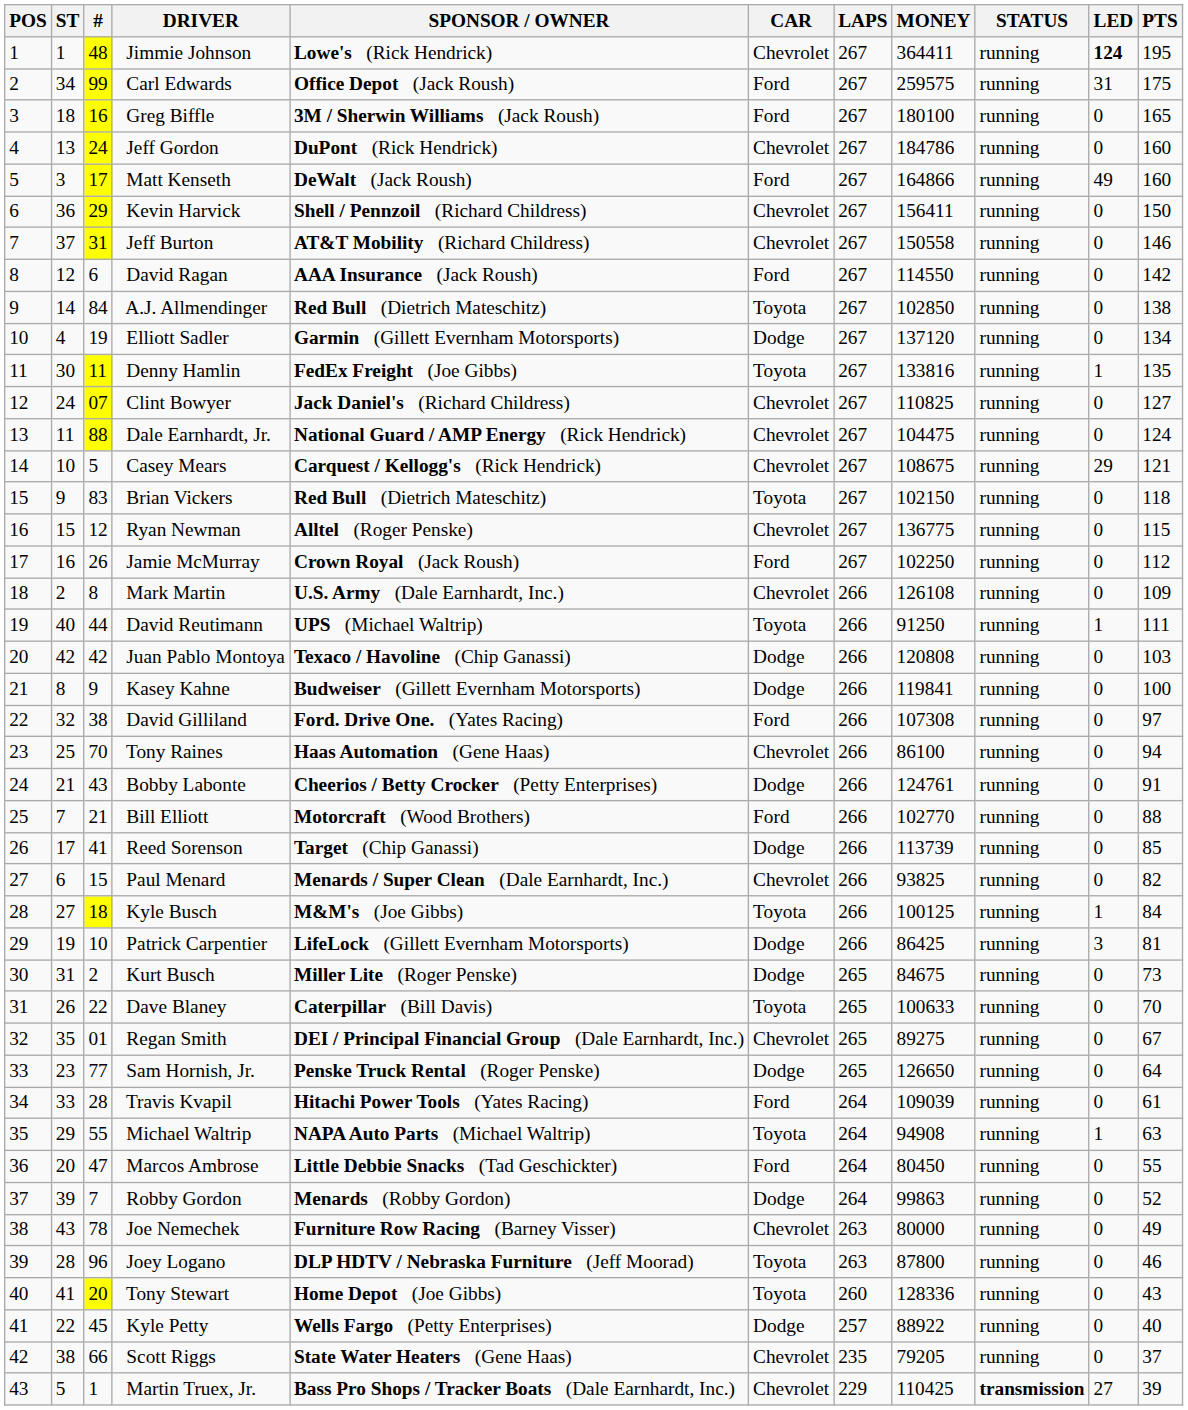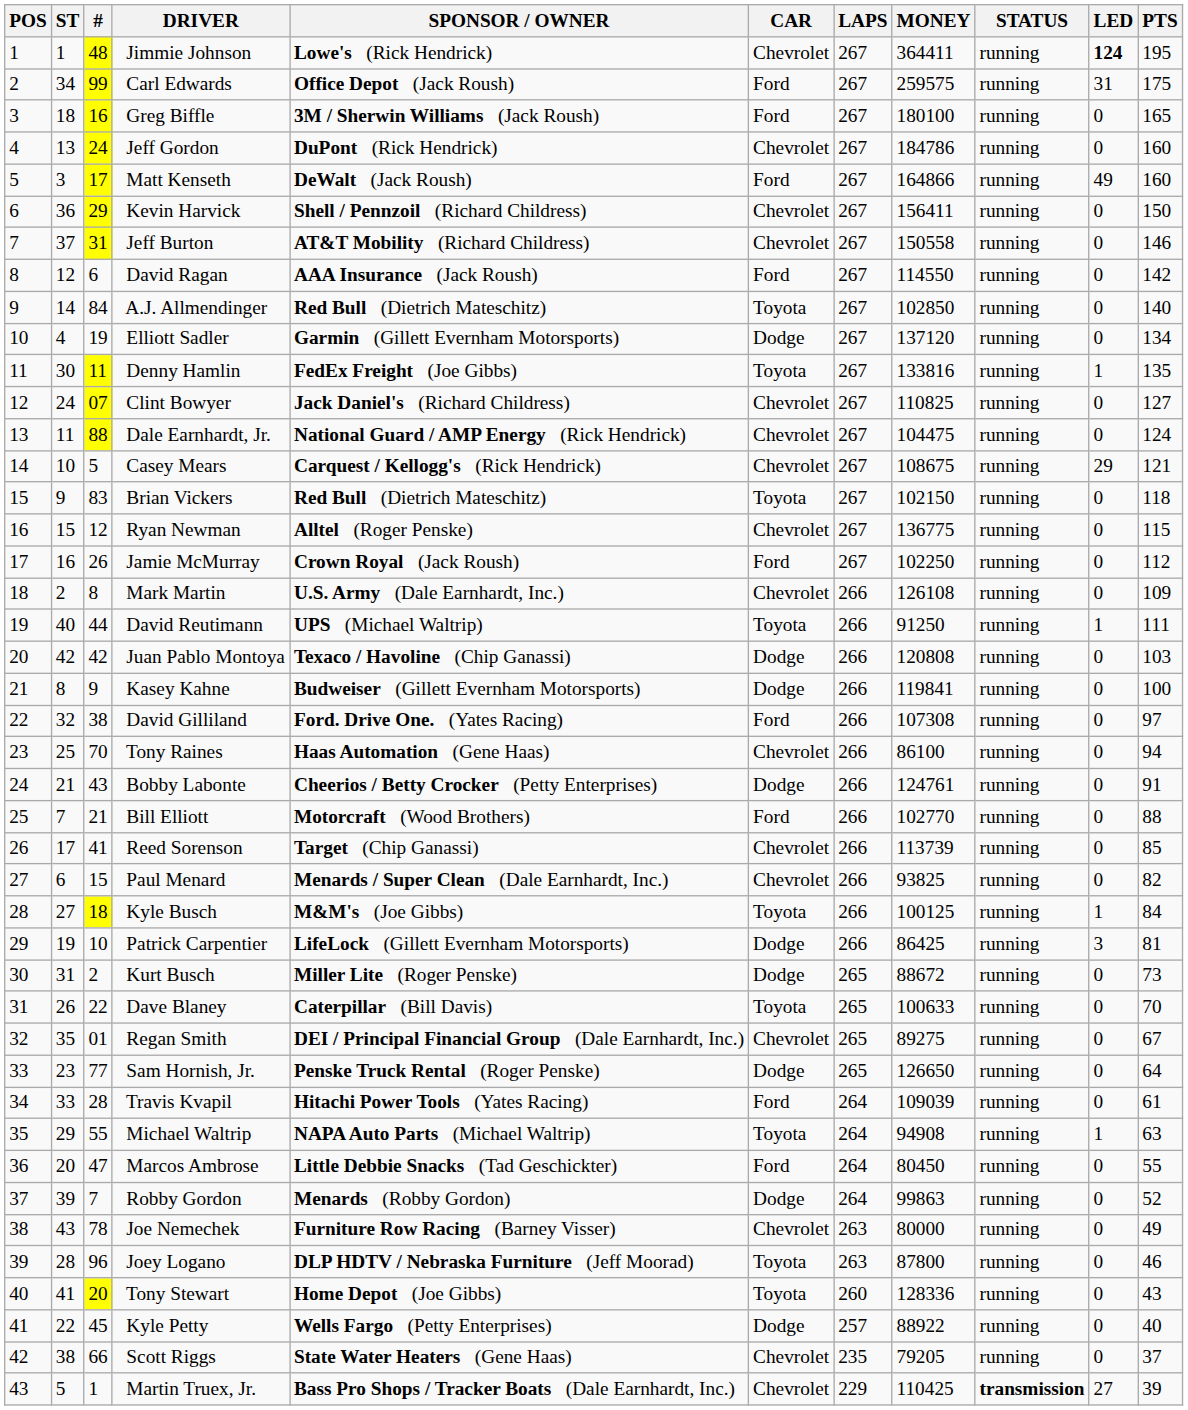(1157, 307) 138 -> (1157, 307) 140
(779, 848) Dodge -> (791, 848) Chevrolet
(921, 975) 84675 -> (921, 975) 88672
